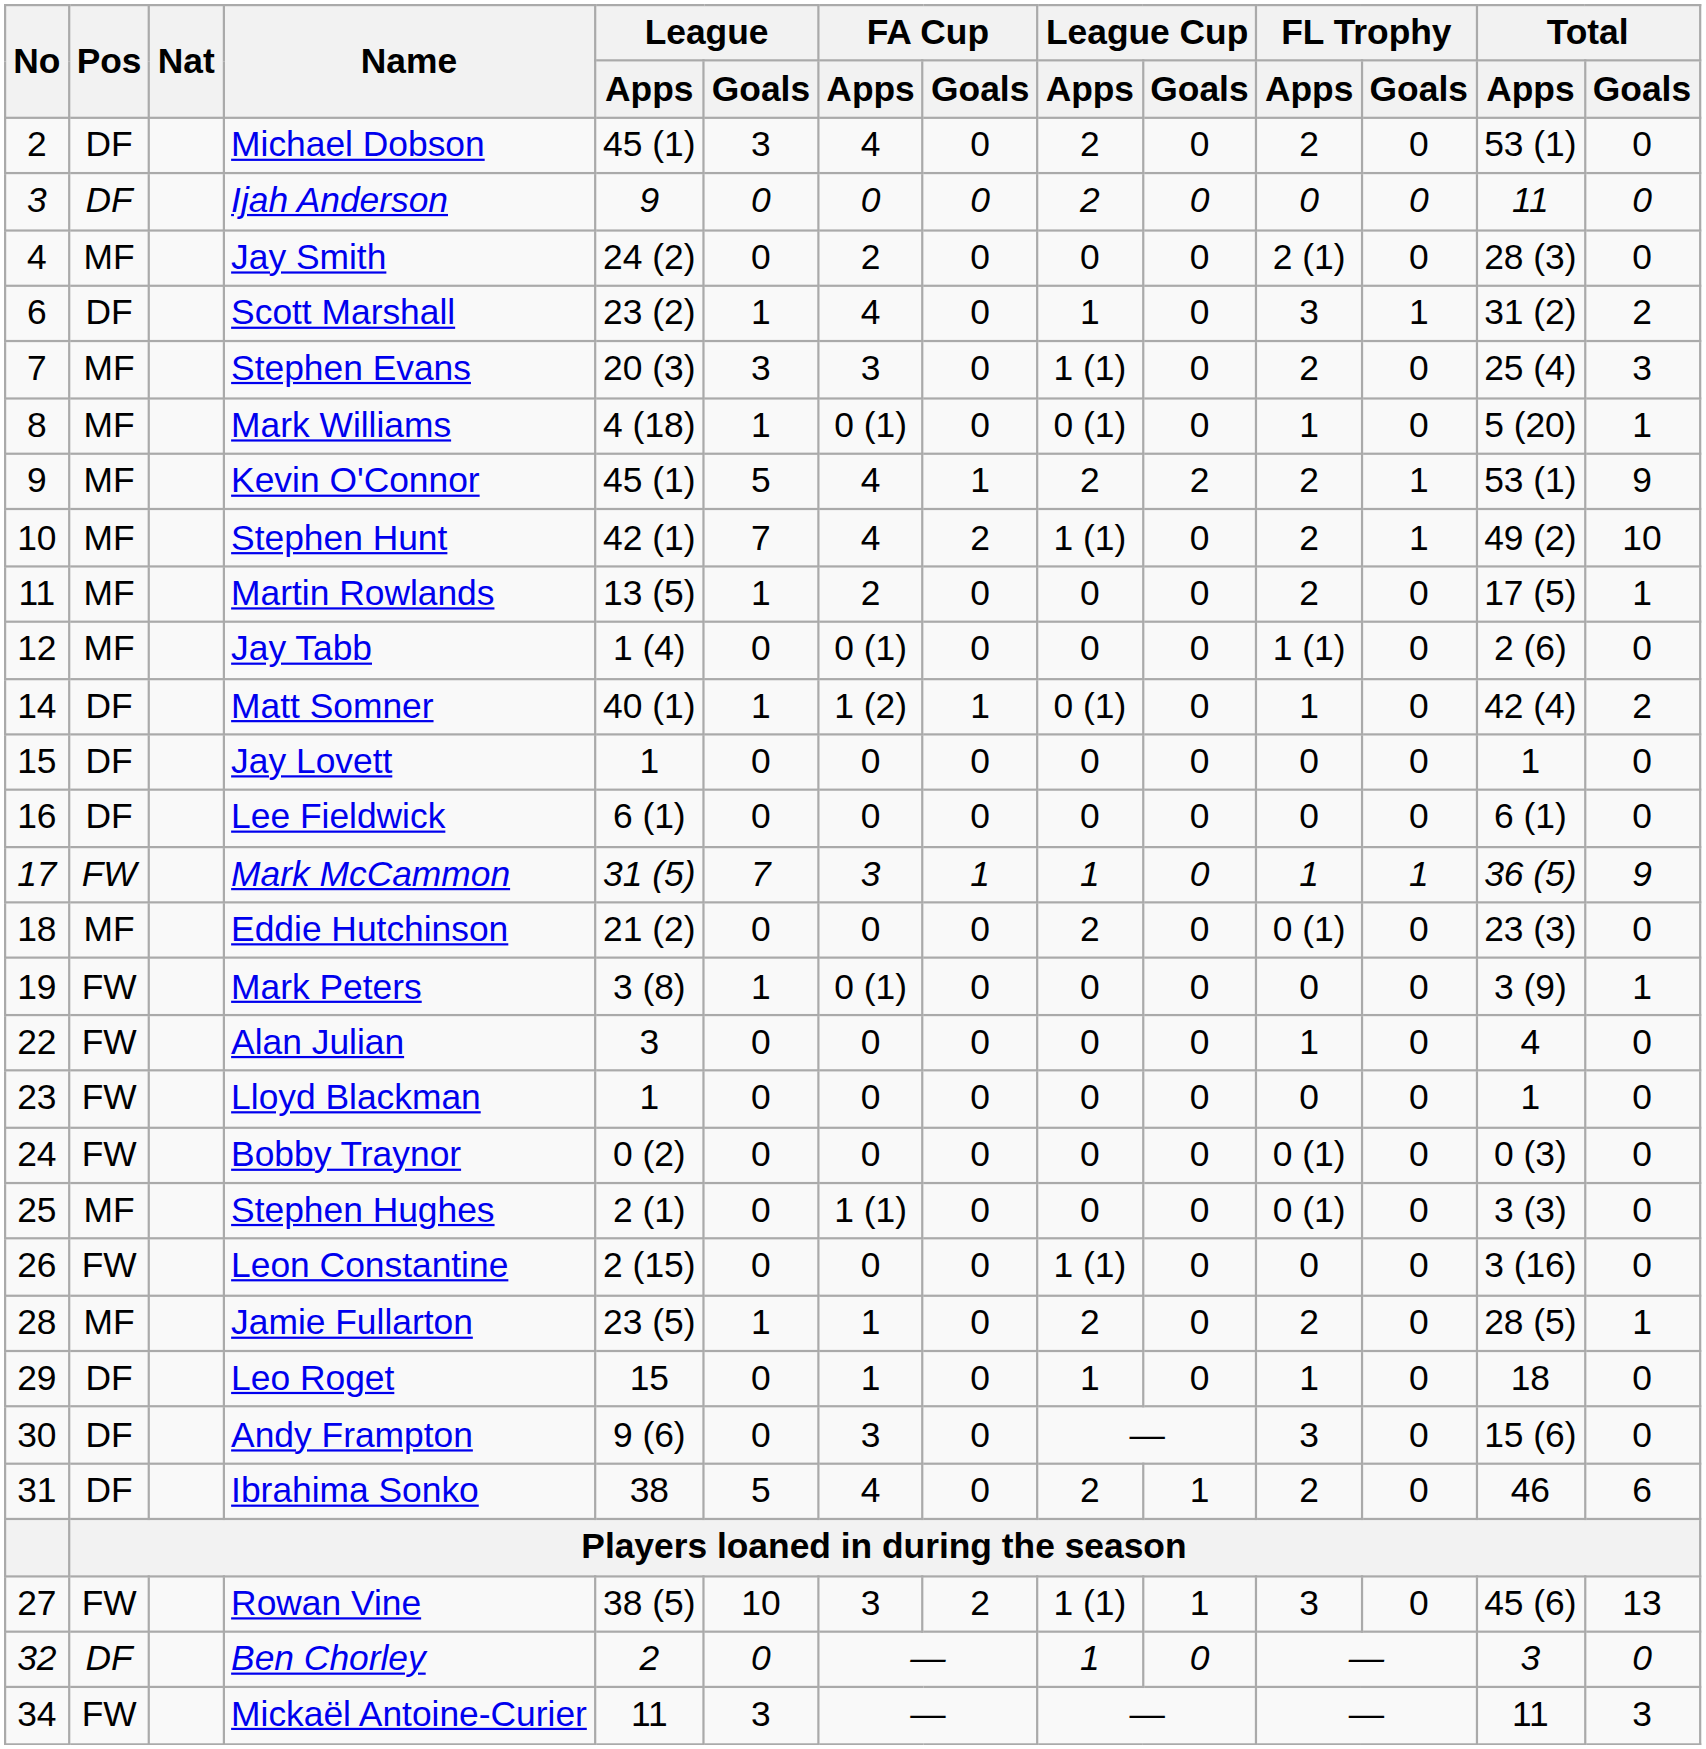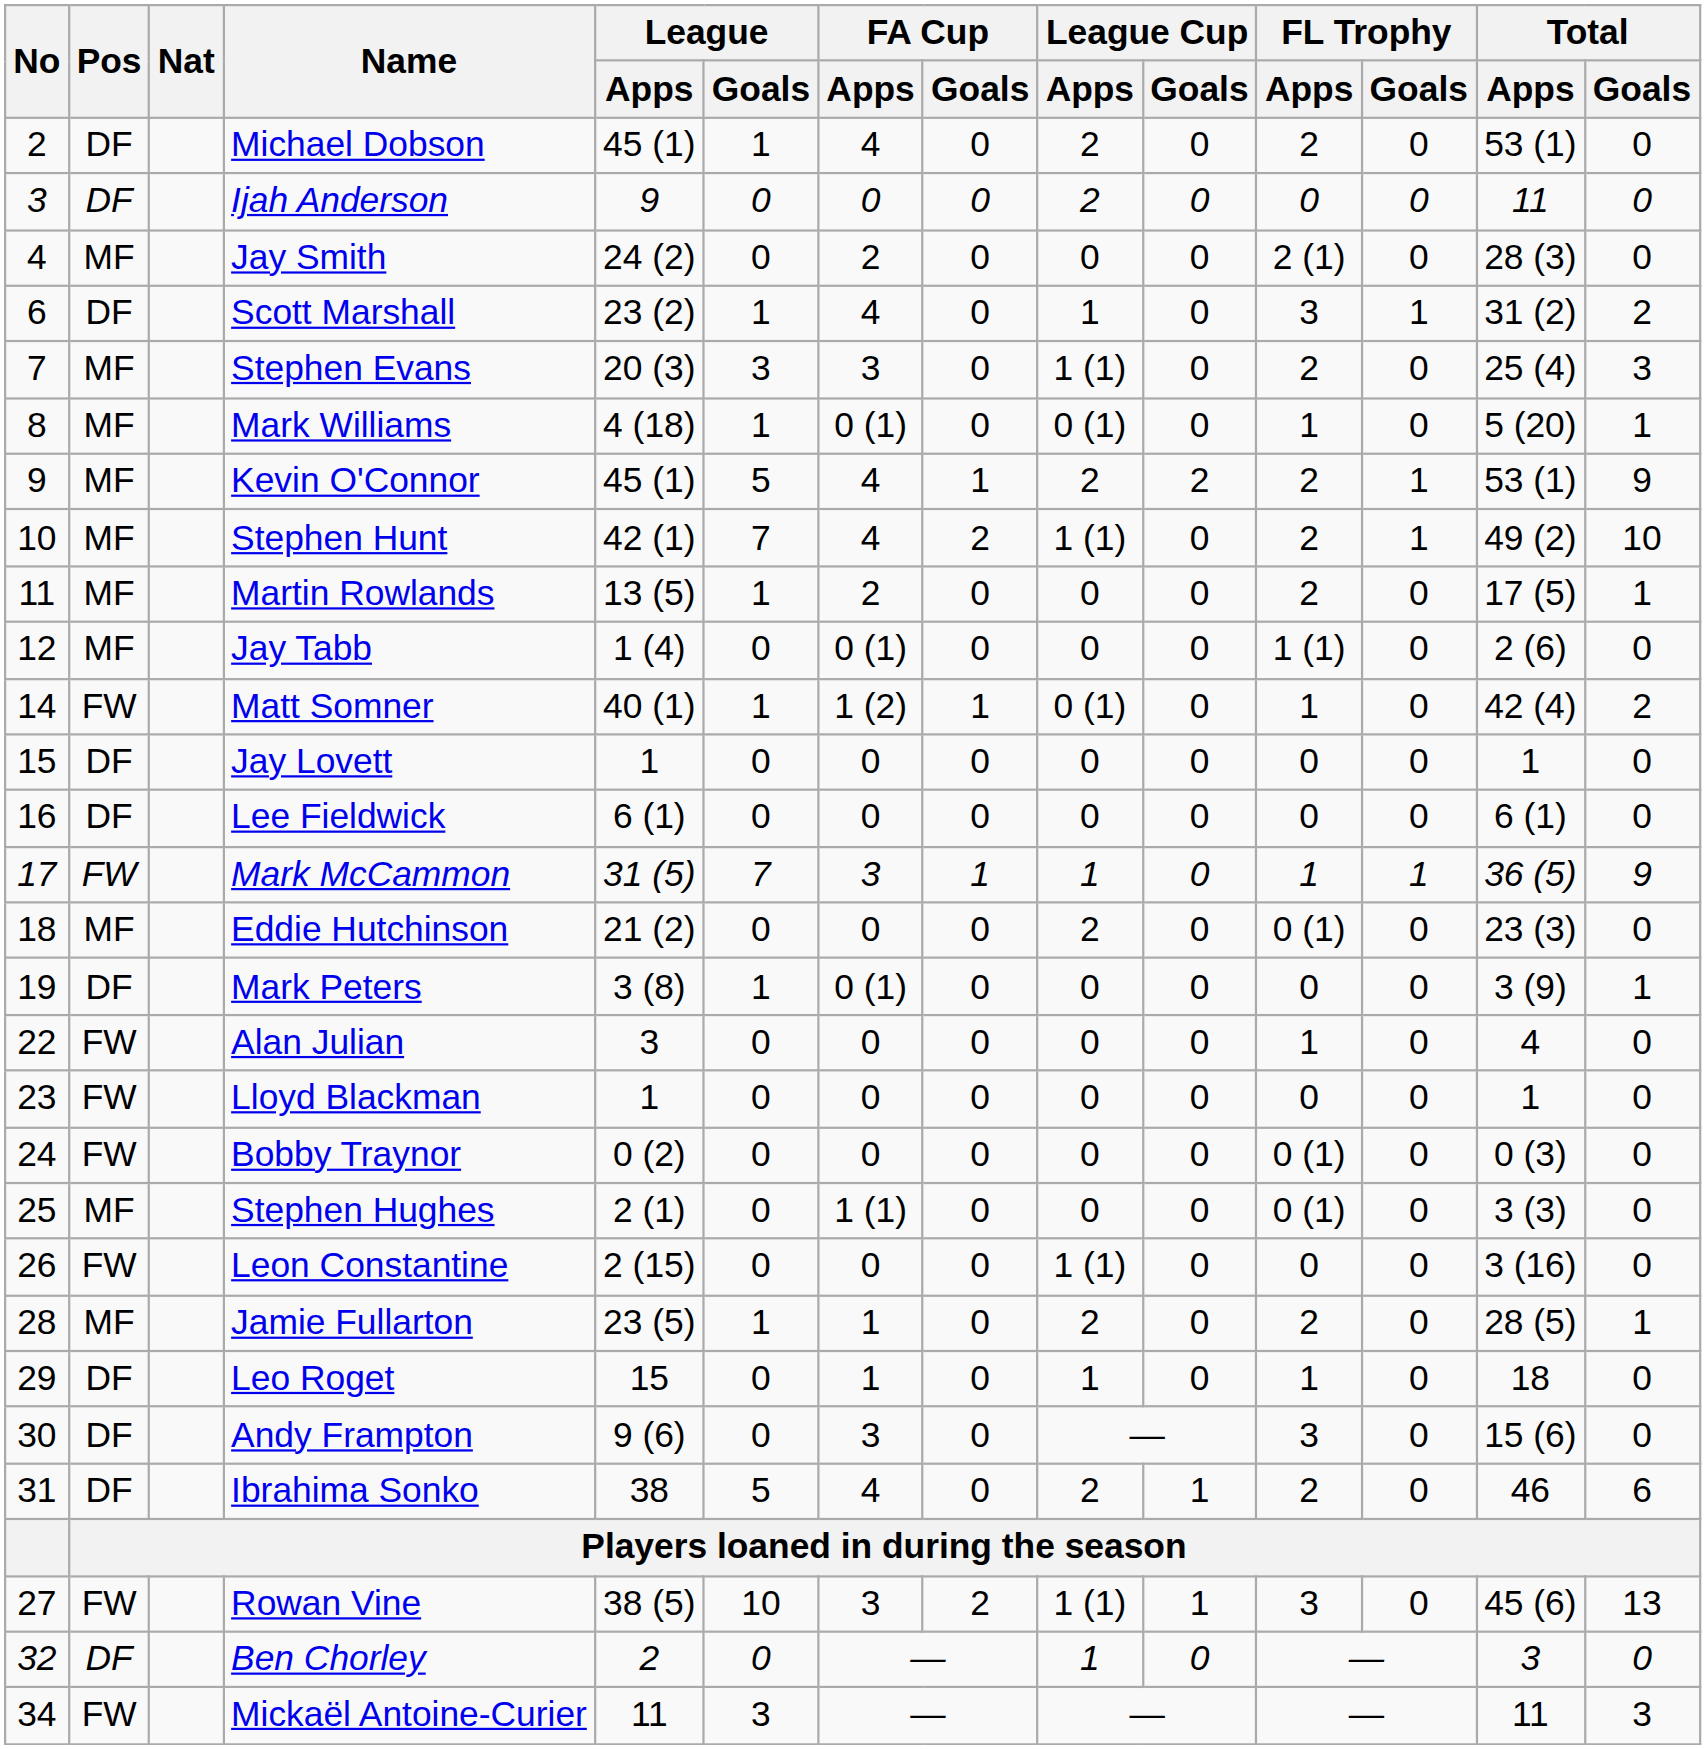(761, 144) 3 -> (761, 144) 1
(109, 705) DF -> (109, 705) FW
(109, 985) FW -> (109, 985) DF
